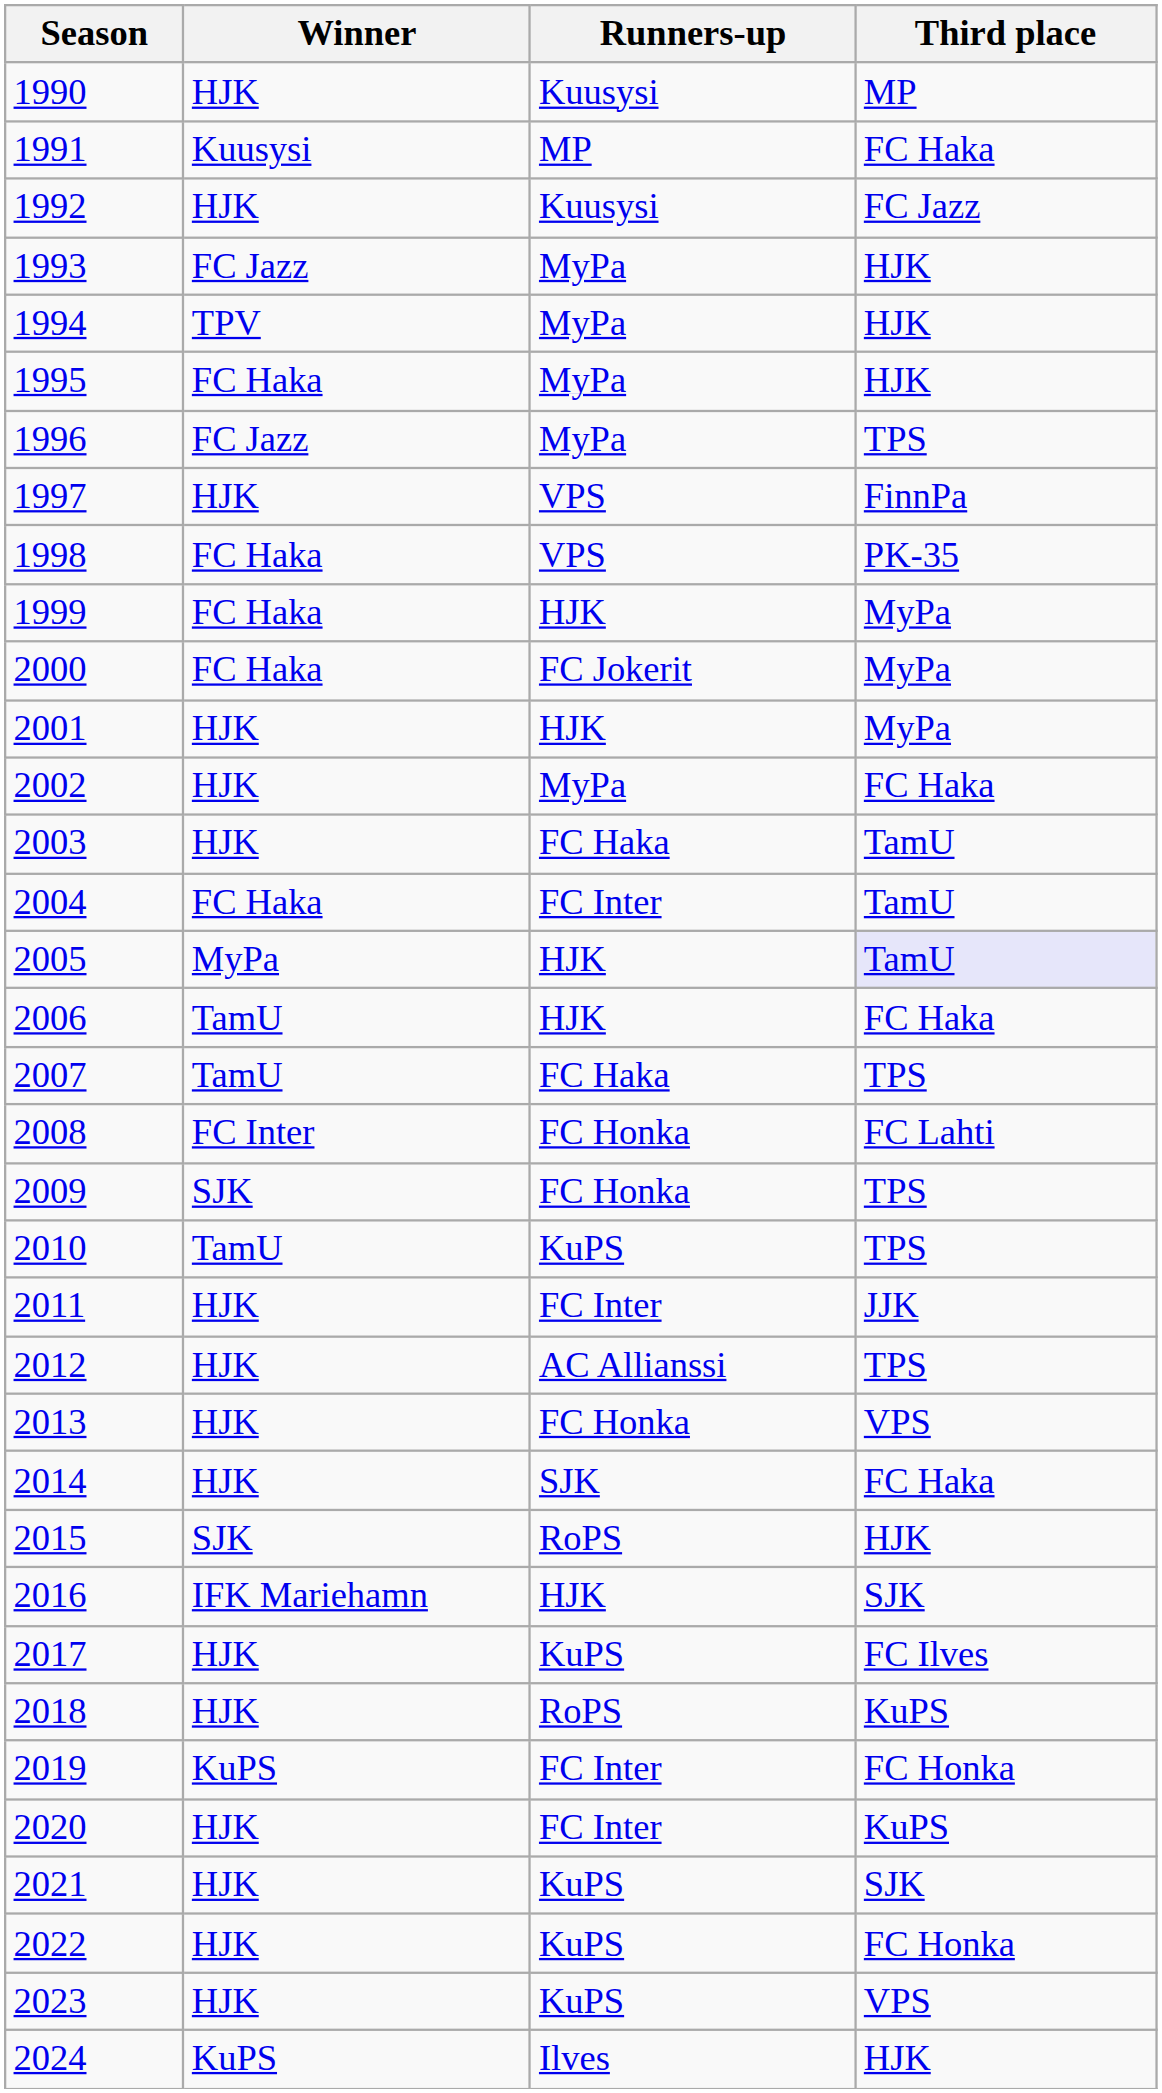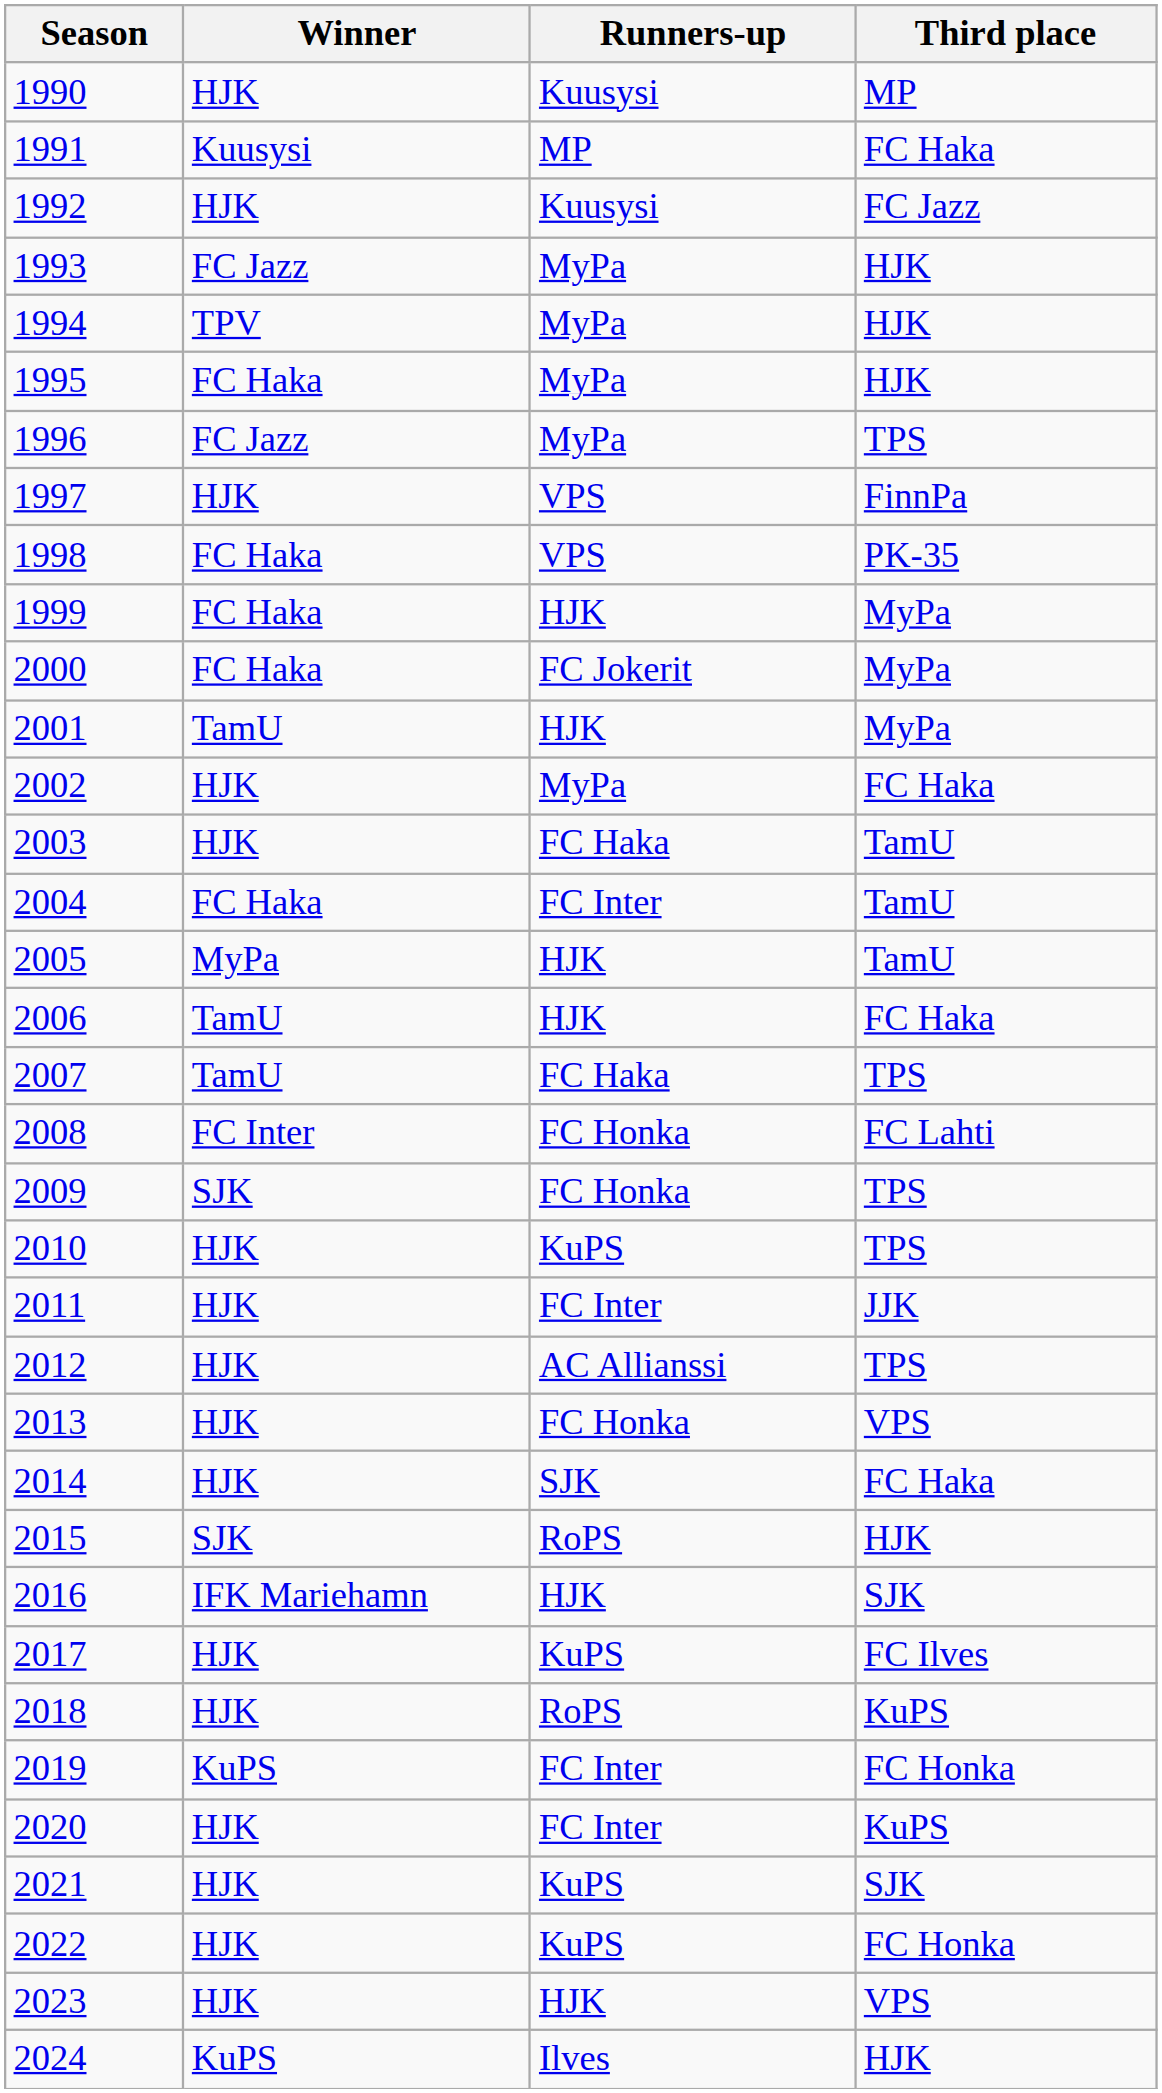(225, 727) HJK -> (237, 727) TamU
(909, 959) lavender background -> (909, 959) no background
(237, 1248) TamU -> (225, 1248) HJK
(582, 2000) KuPS -> (572, 2000) HJK
